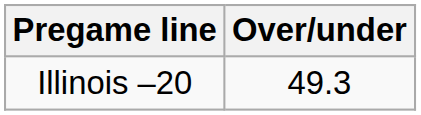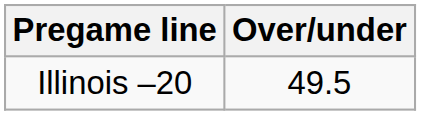(319, 82) 49.3 -> (319, 82) 49.5
